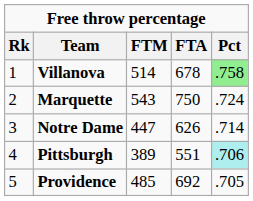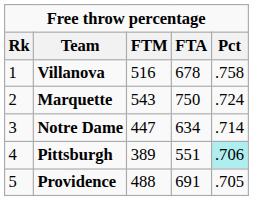(143, 73) 514 -> (143, 73) 516
(229, 73) lightgreen background -> (229, 73) no background
(188, 127) 626 -> (188, 127) 634
(143, 182) 485 -> (143, 182) 488
(188, 182) 692 -> (188, 182) 691
